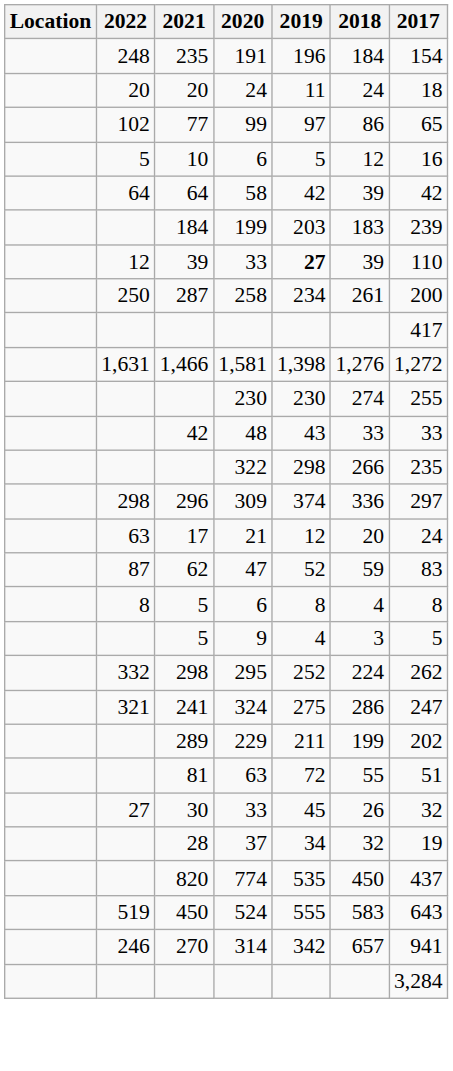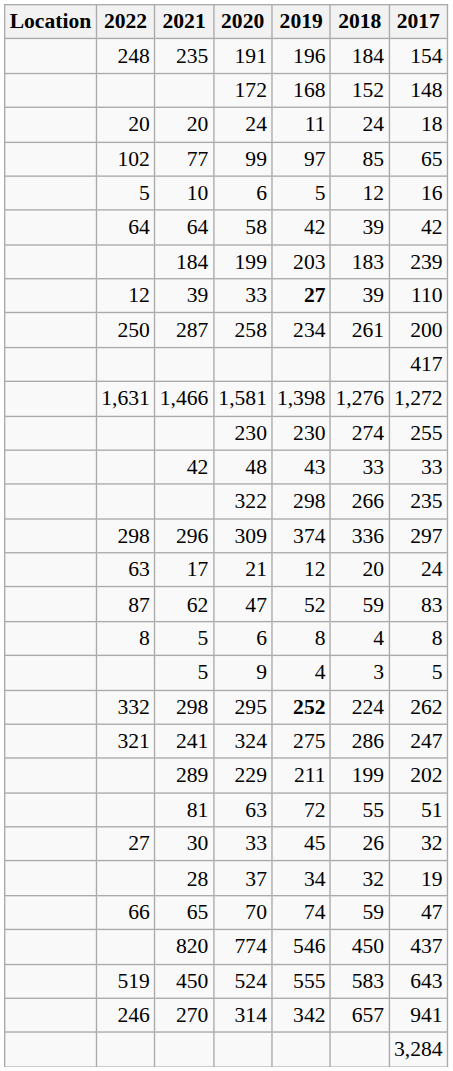+ row: (184, 90)
(373, 124) 86 -> (373, 158) 85
(309, 672) normal -> (309, 706) bold
+ row: (198, 912)
(309, 878) 535 -> (309, 946) 546
